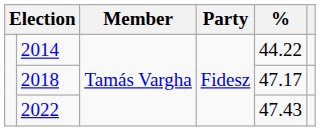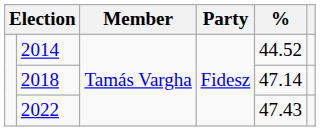(281, 49) 44.22 -> (281, 49) 44.52
(281, 79) 47.17 -> (281, 79) 47.14
